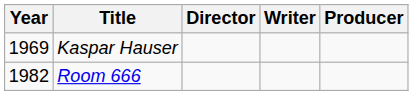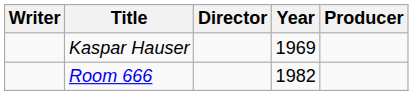columns swapped: (29, 18) <-> (290, 18)
